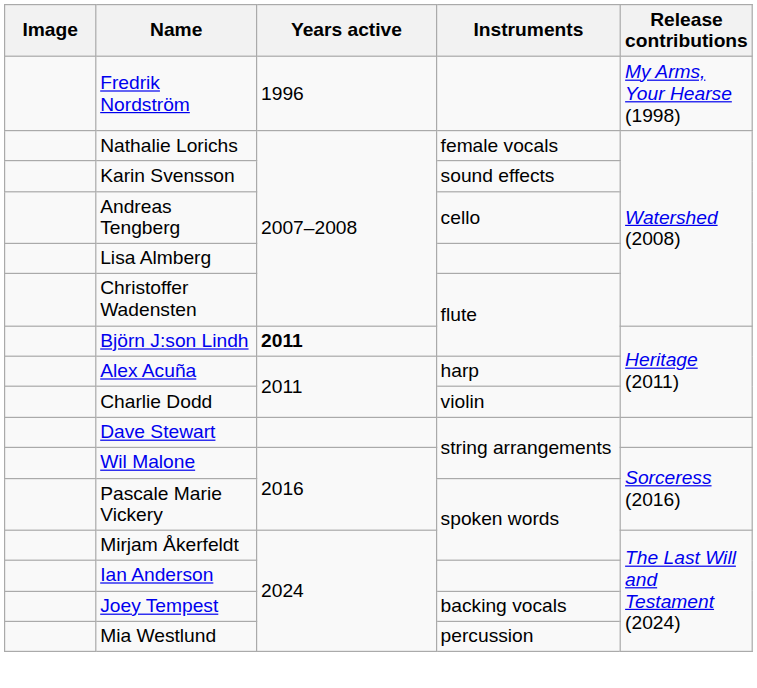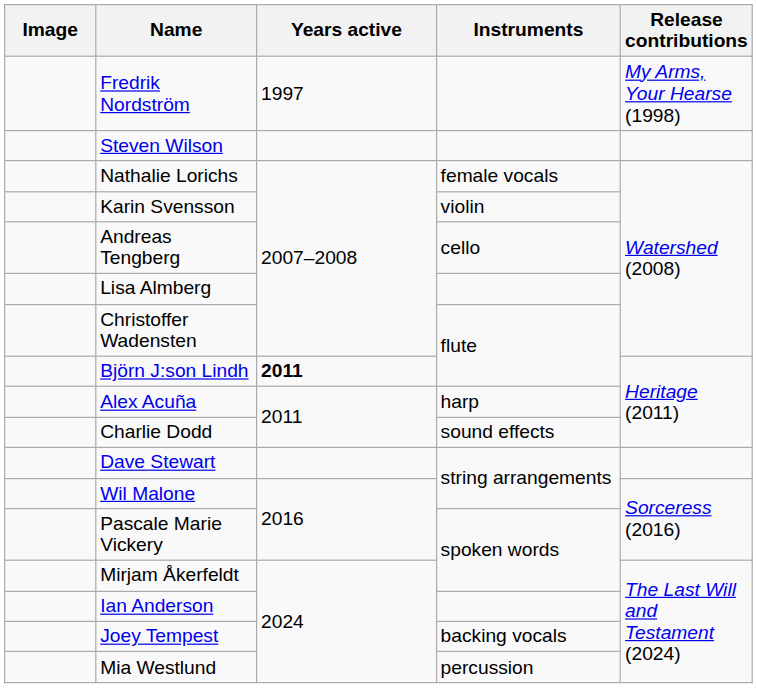(282, 93) 1996 -> (282, 93) 1997
+ row: (162, 145)
(498, 175) sound effects -> (462, 206) violin
(462, 401) violin -> (498, 432) sound effects
